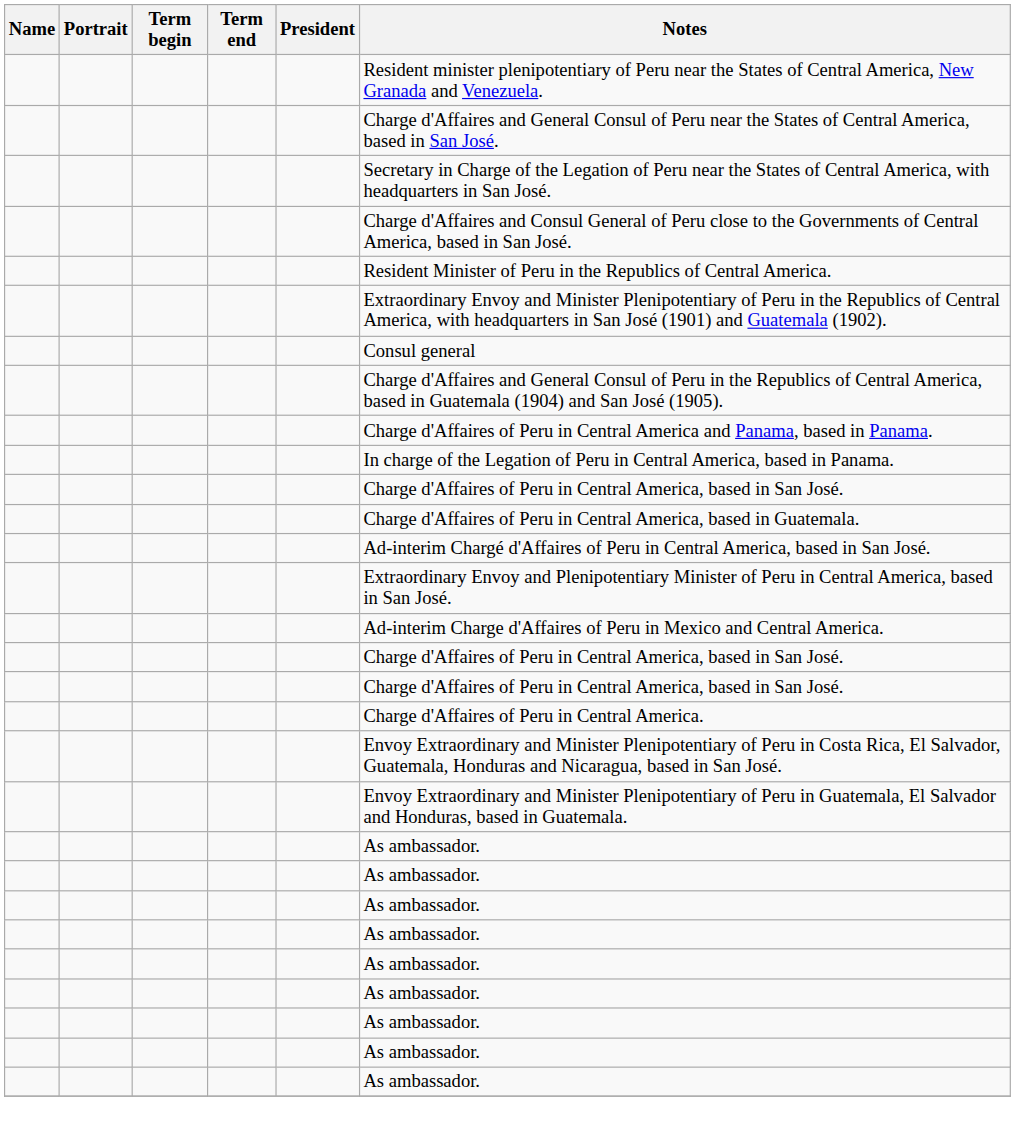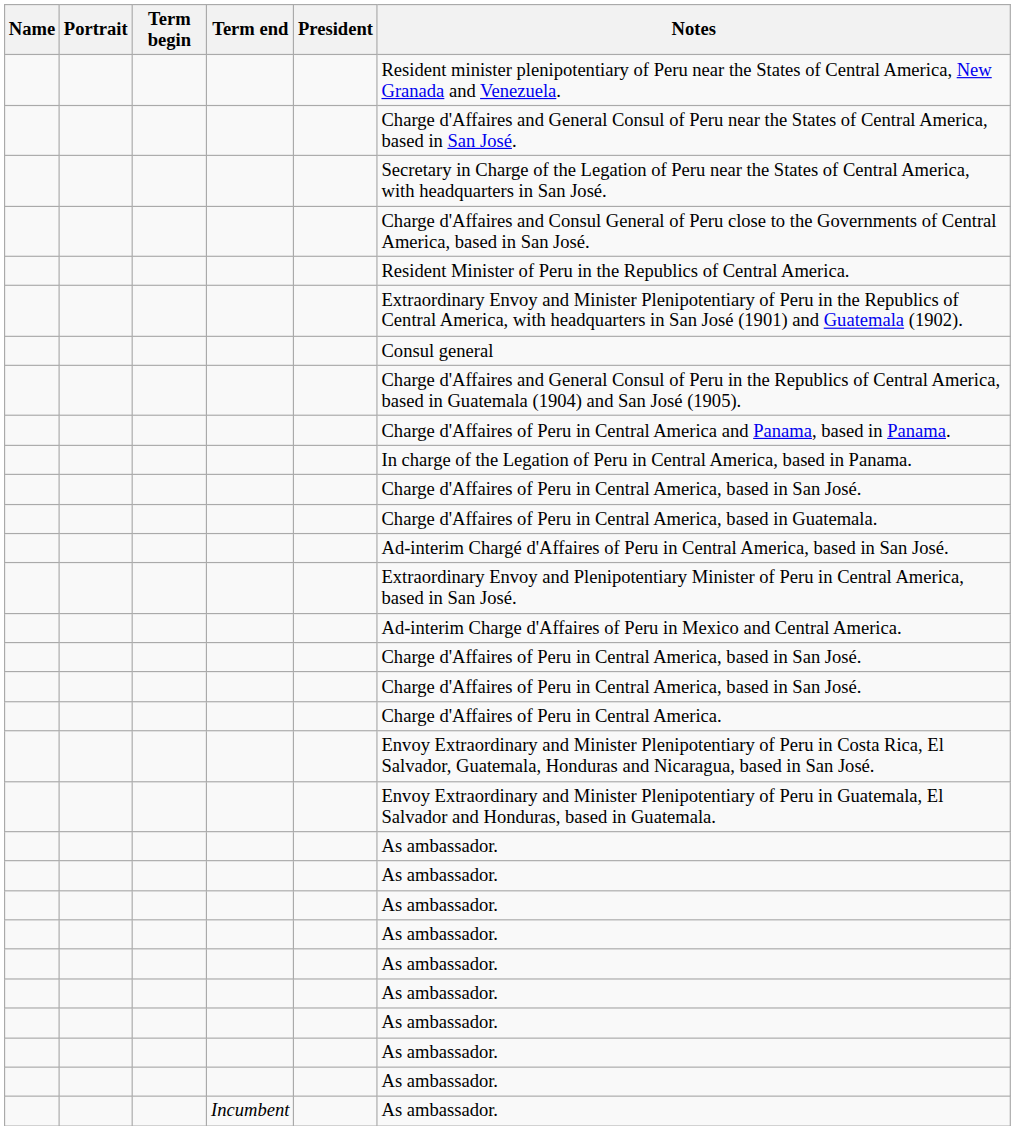+ row: (32, 1111)
